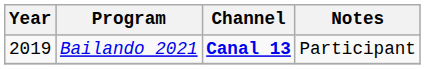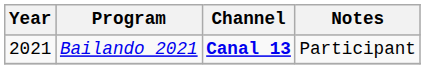(30, 49) 2019 -> (30, 49) 2021
